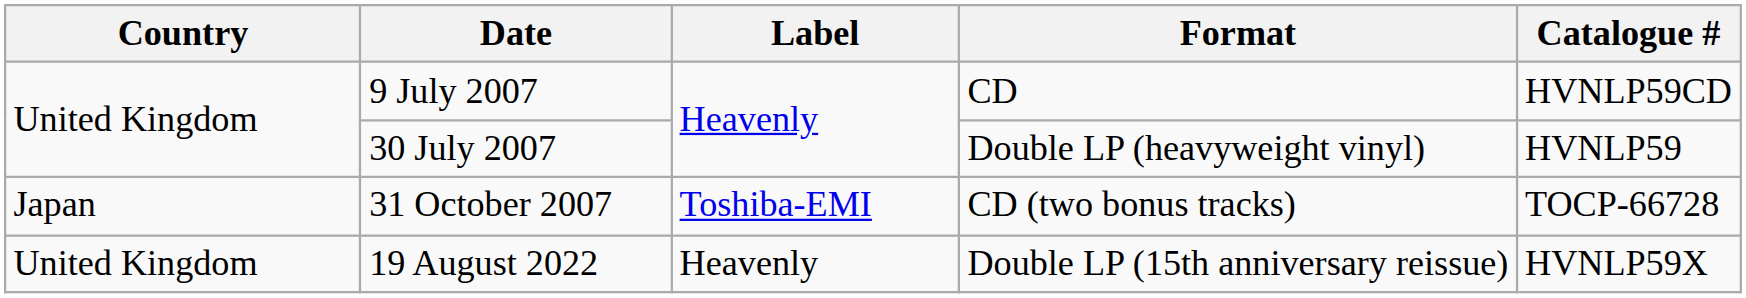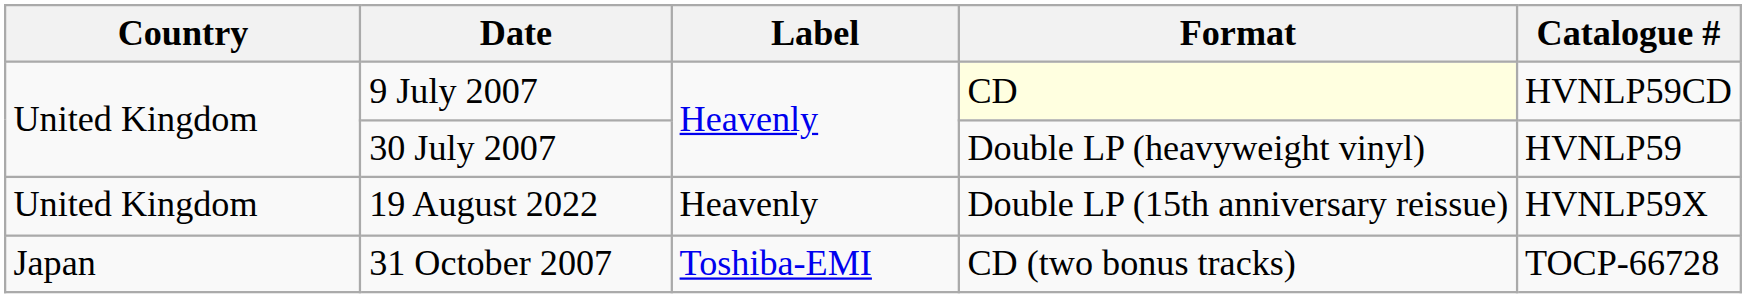(993, 90) no background -> (993, 90) lightyellow background
rows swapped: (491, 205) <-> (484, 262)
